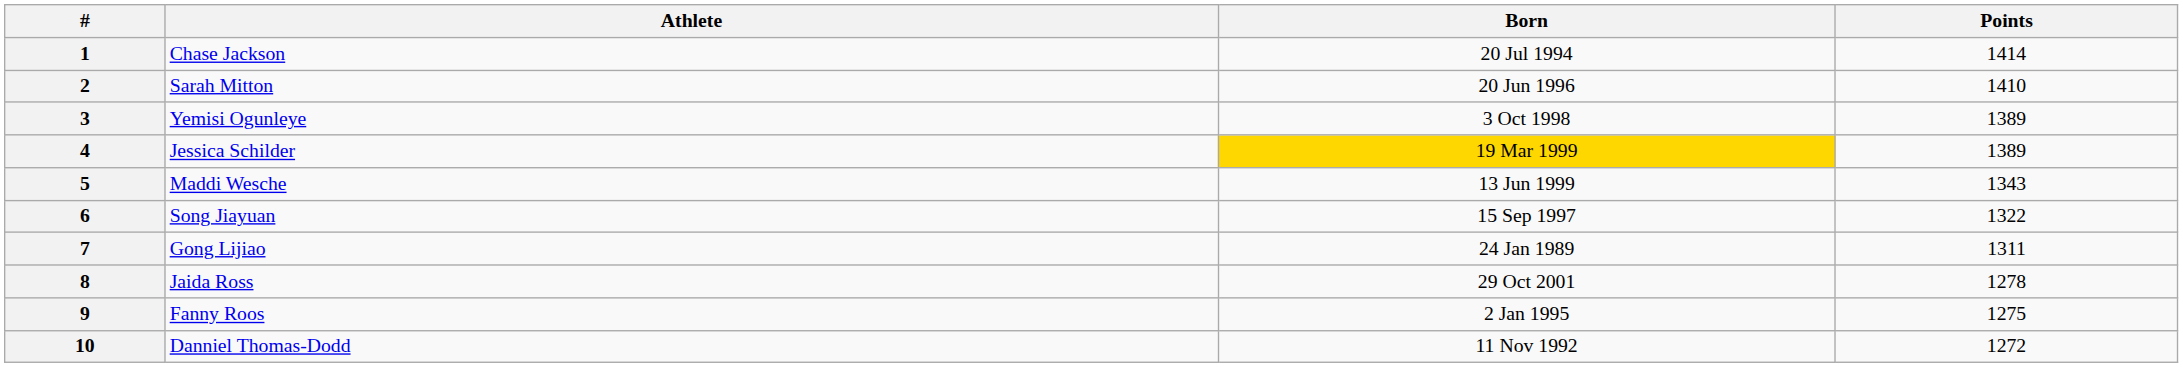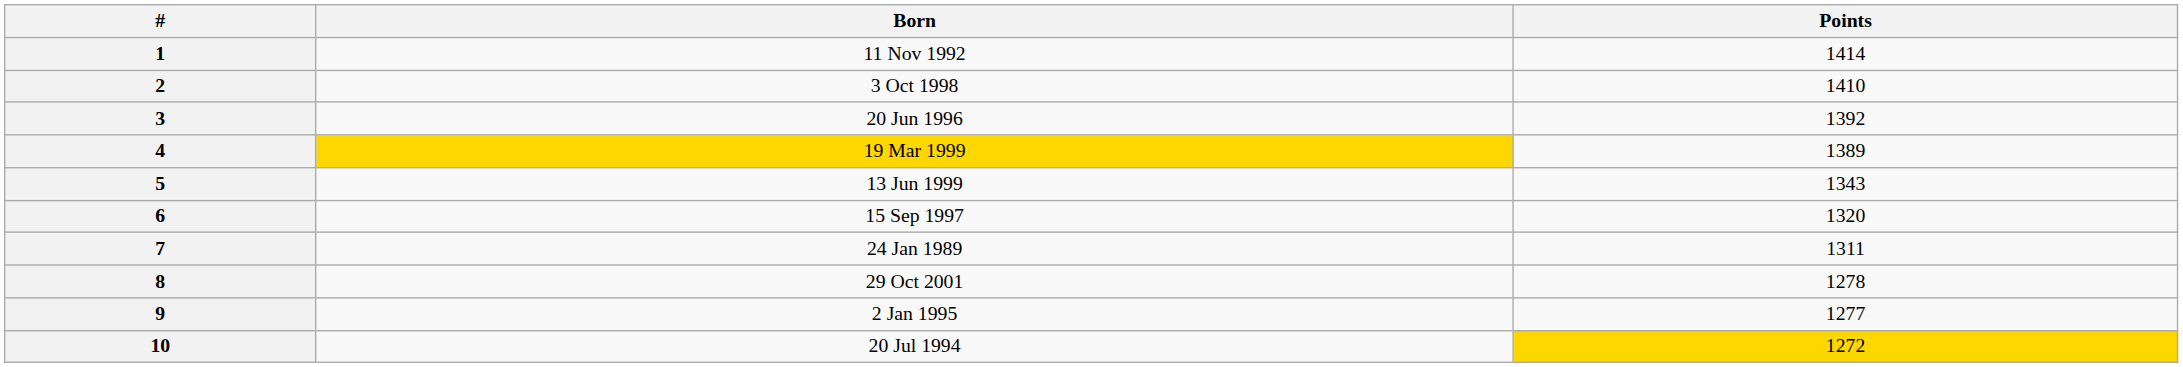- column: (691, 21)
(1527, 53) 20 Jul 1994 -> (915, 53) 11 Nov 1992
(1527, 86) 20 Jun 1996 -> (915, 86) 3 Oct 1998
(1527, 118) 3 Oct 1998 -> (915, 118) 20 Jun 1996
(2007, 118) 1389 -> (1846, 118) 1392
(2007, 216) 1322 -> (1846, 216) 1320
(2007, 313) 1275 -> (1846, 313) 1277
(1527, 346) 11 Nov 1992 -> (915, 346) 20 Jul 1994
(2007, 346) no background -> (1846, 346) gold background
